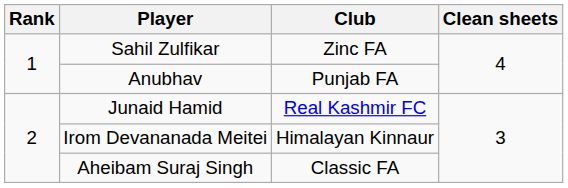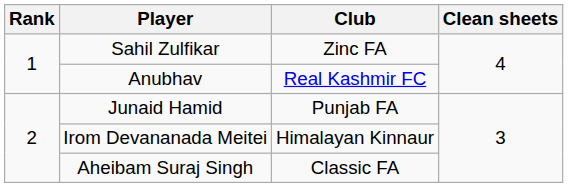(355, 78) Punjab FA -> (355, 78) Real Kashmir FC
(355, 108) Real Kashmir FC -> (355, 108) Punjab FA
